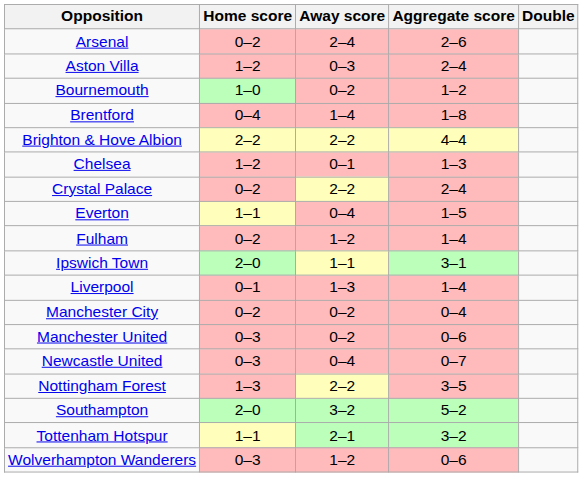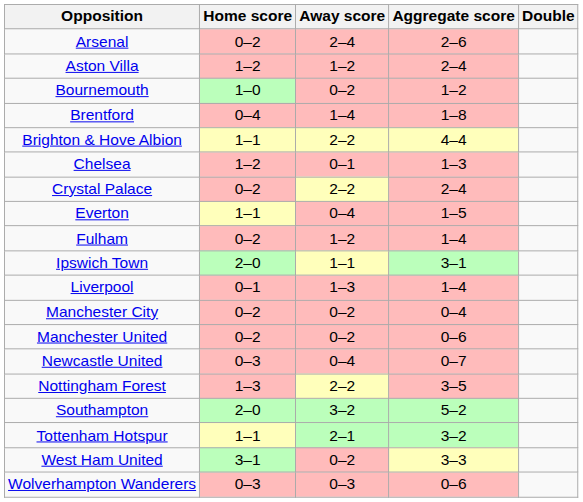(342, 66) 0–3 -> (342, 66) 1–2
(248, 139) 2–2 -> (248, 139) 1–1
(248, 336) 0–3 -> (248, 336) 0–2
+ row: (102, 459)
(342, 459) 1–2 -> (342, 484) 0–3
